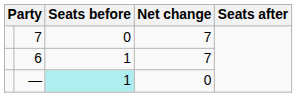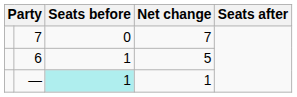(208, 59) 7 -> (208, 59) 5
(208, 80) 0 -> (208, 80) 1
